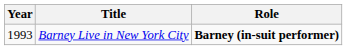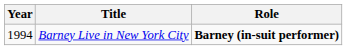(20, 34) 1993 -> (20, 34) 1994
